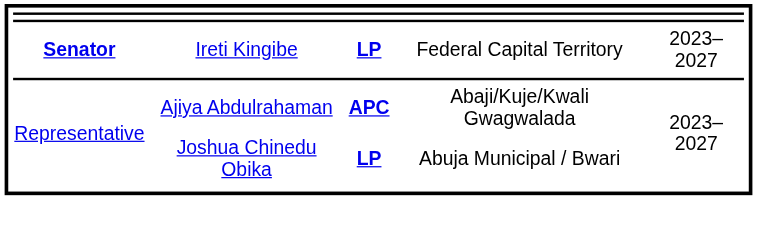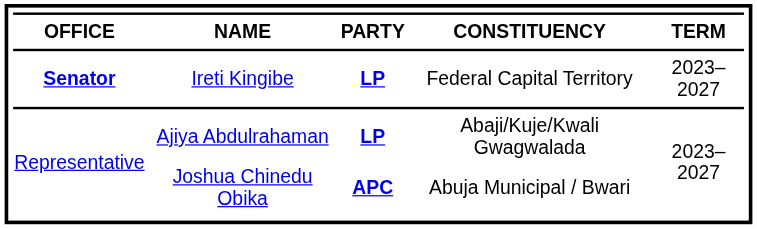+ row: (243, 31)
(369, 107) APC -> (373, 136) LP
(369, 158) LP -> (373, 187) APC
